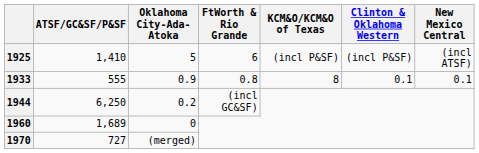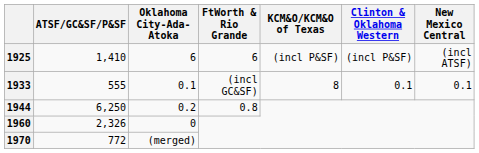(193, 58) 5 -> (193, 58) 6
(187, 80) 0.9 -> (187, 86) 0.1
(249, 80) 0.8 -> (240, 86) (incl GC&SF)
(240, 102) (incl GC&SF) -> (249, 108) 0.8
(111, 124) 1,689 -> (111, 124) 2,326
(117, 140) 727 -> (117, 140) 772
